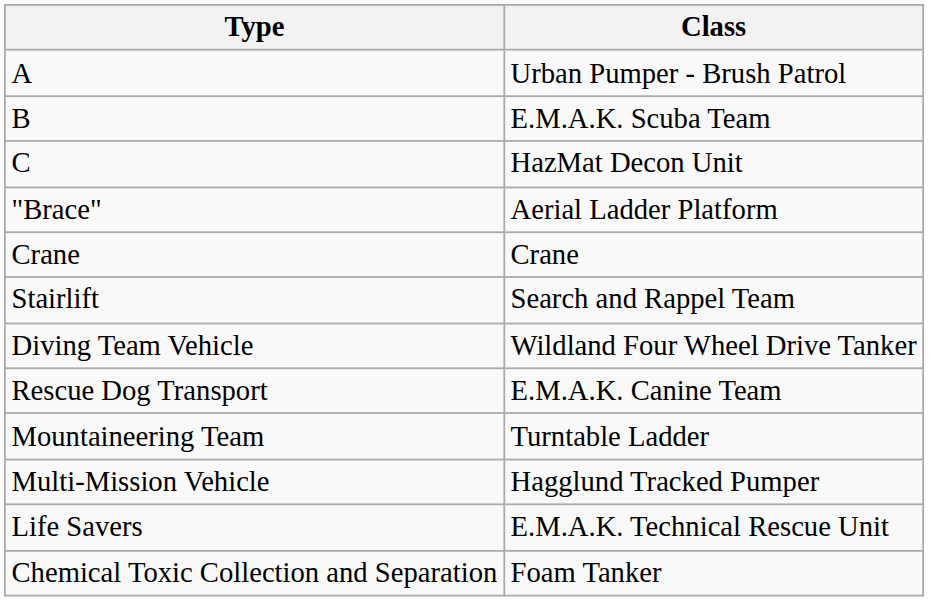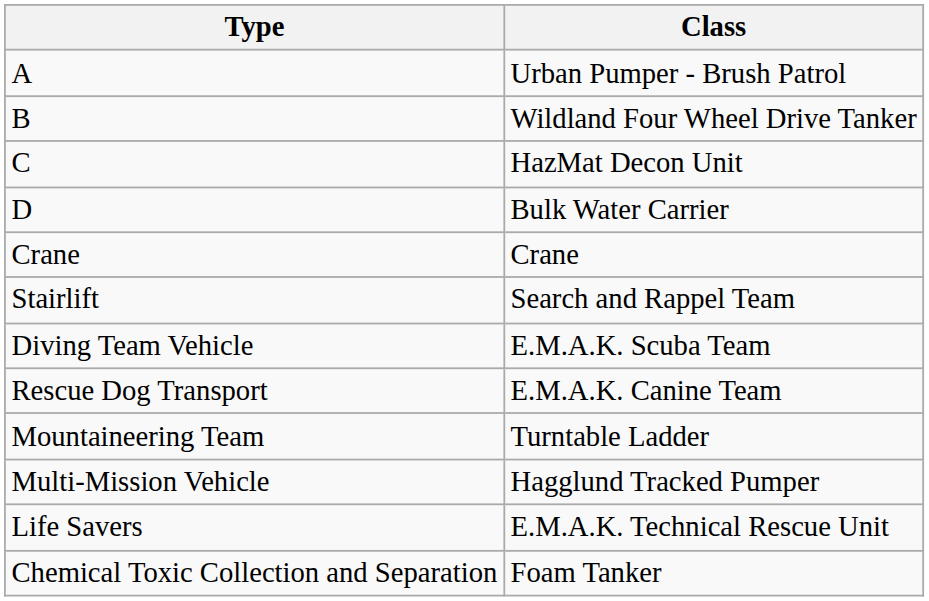(640, 118) E.M.A.K. Scuba Team -> (714, 118) Wildland Four Wheel Drive Tanker
+ row: (22, 208)
- row: (57, 208)
(714, 345) Wildland Four Wheel Drive Tanker -> (640, 345) E.M.A.K. Scuba Team
